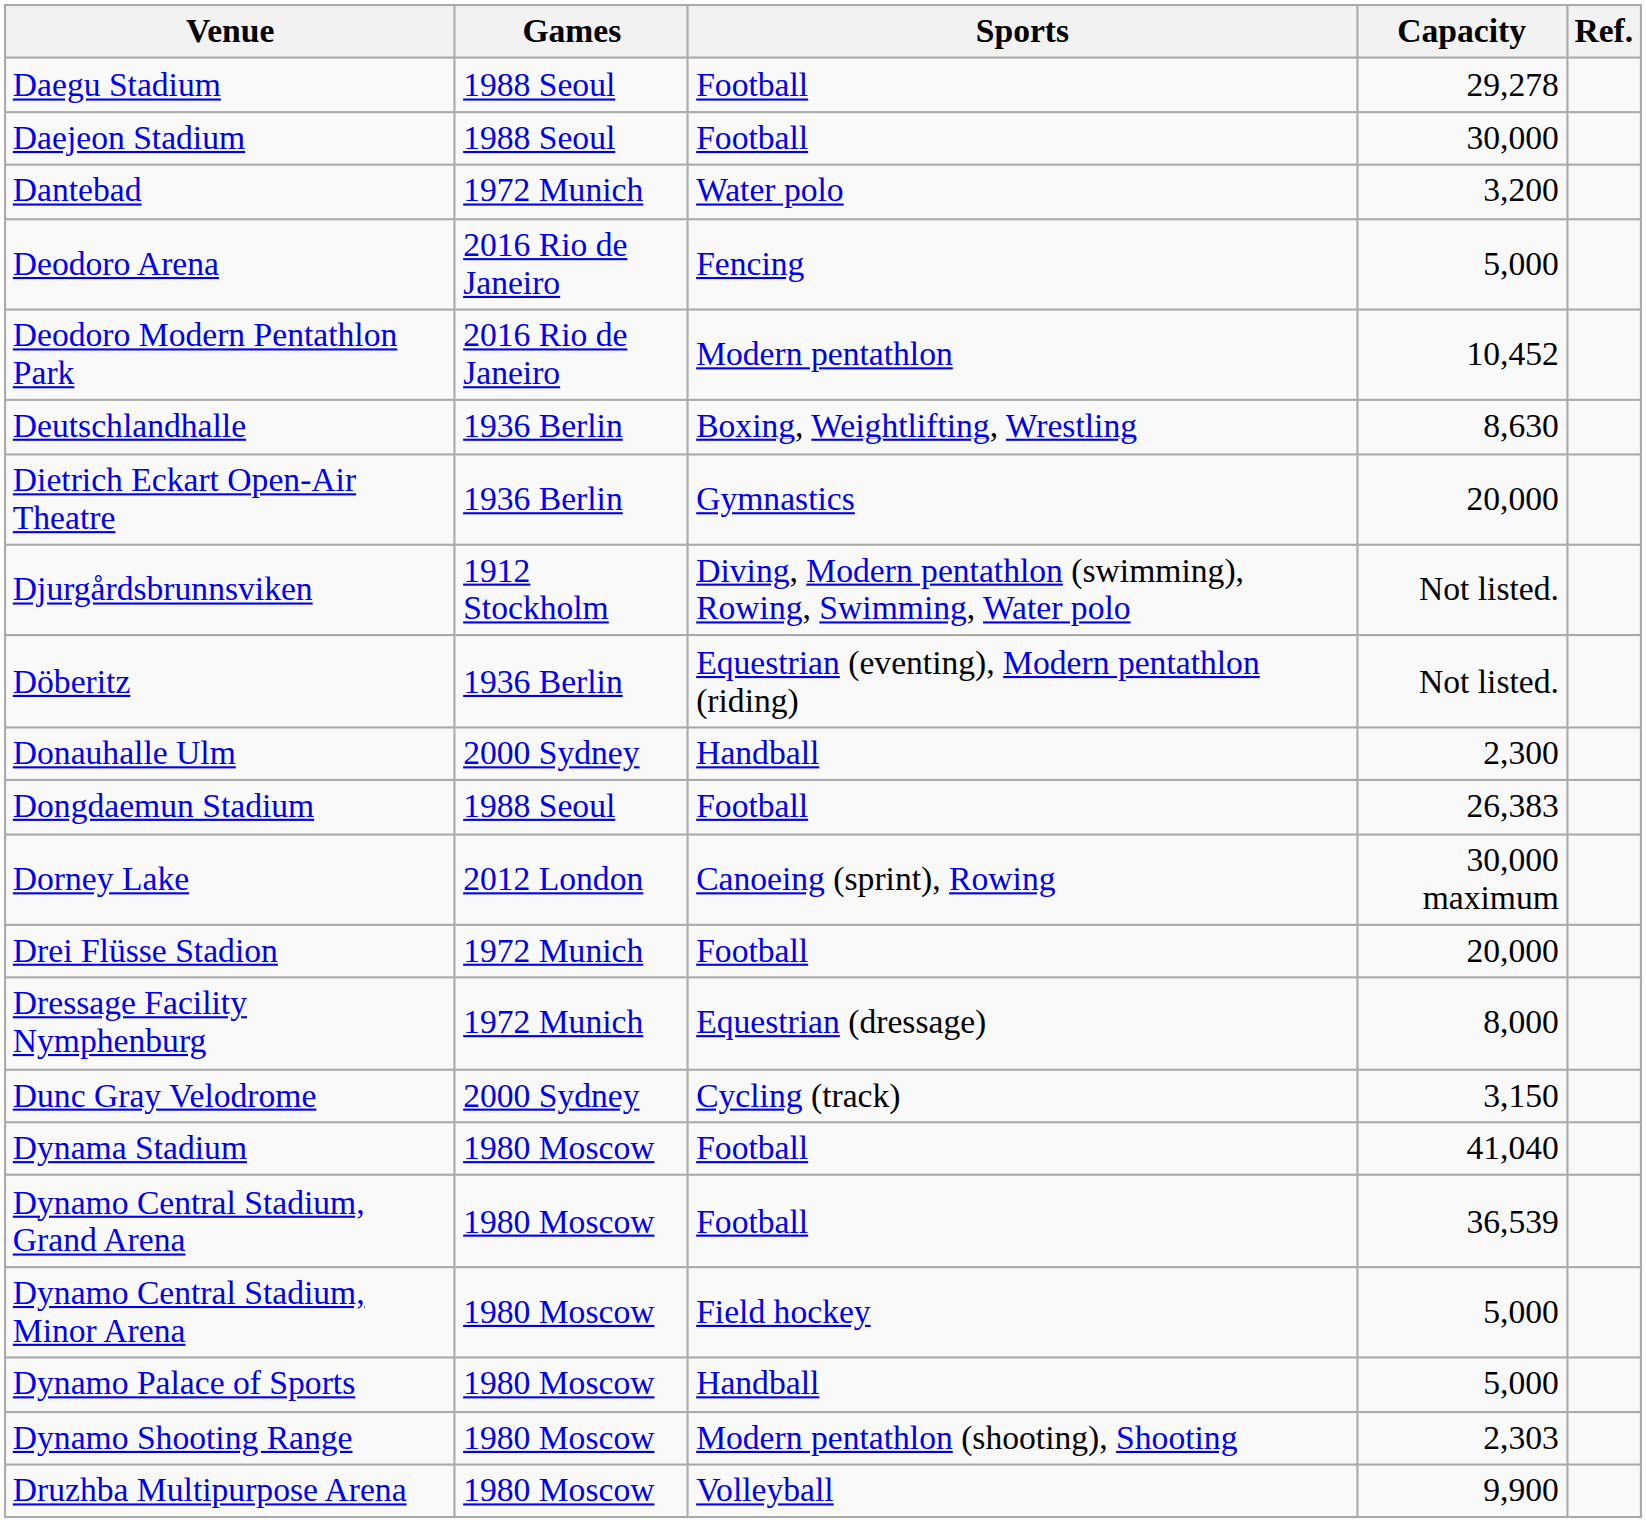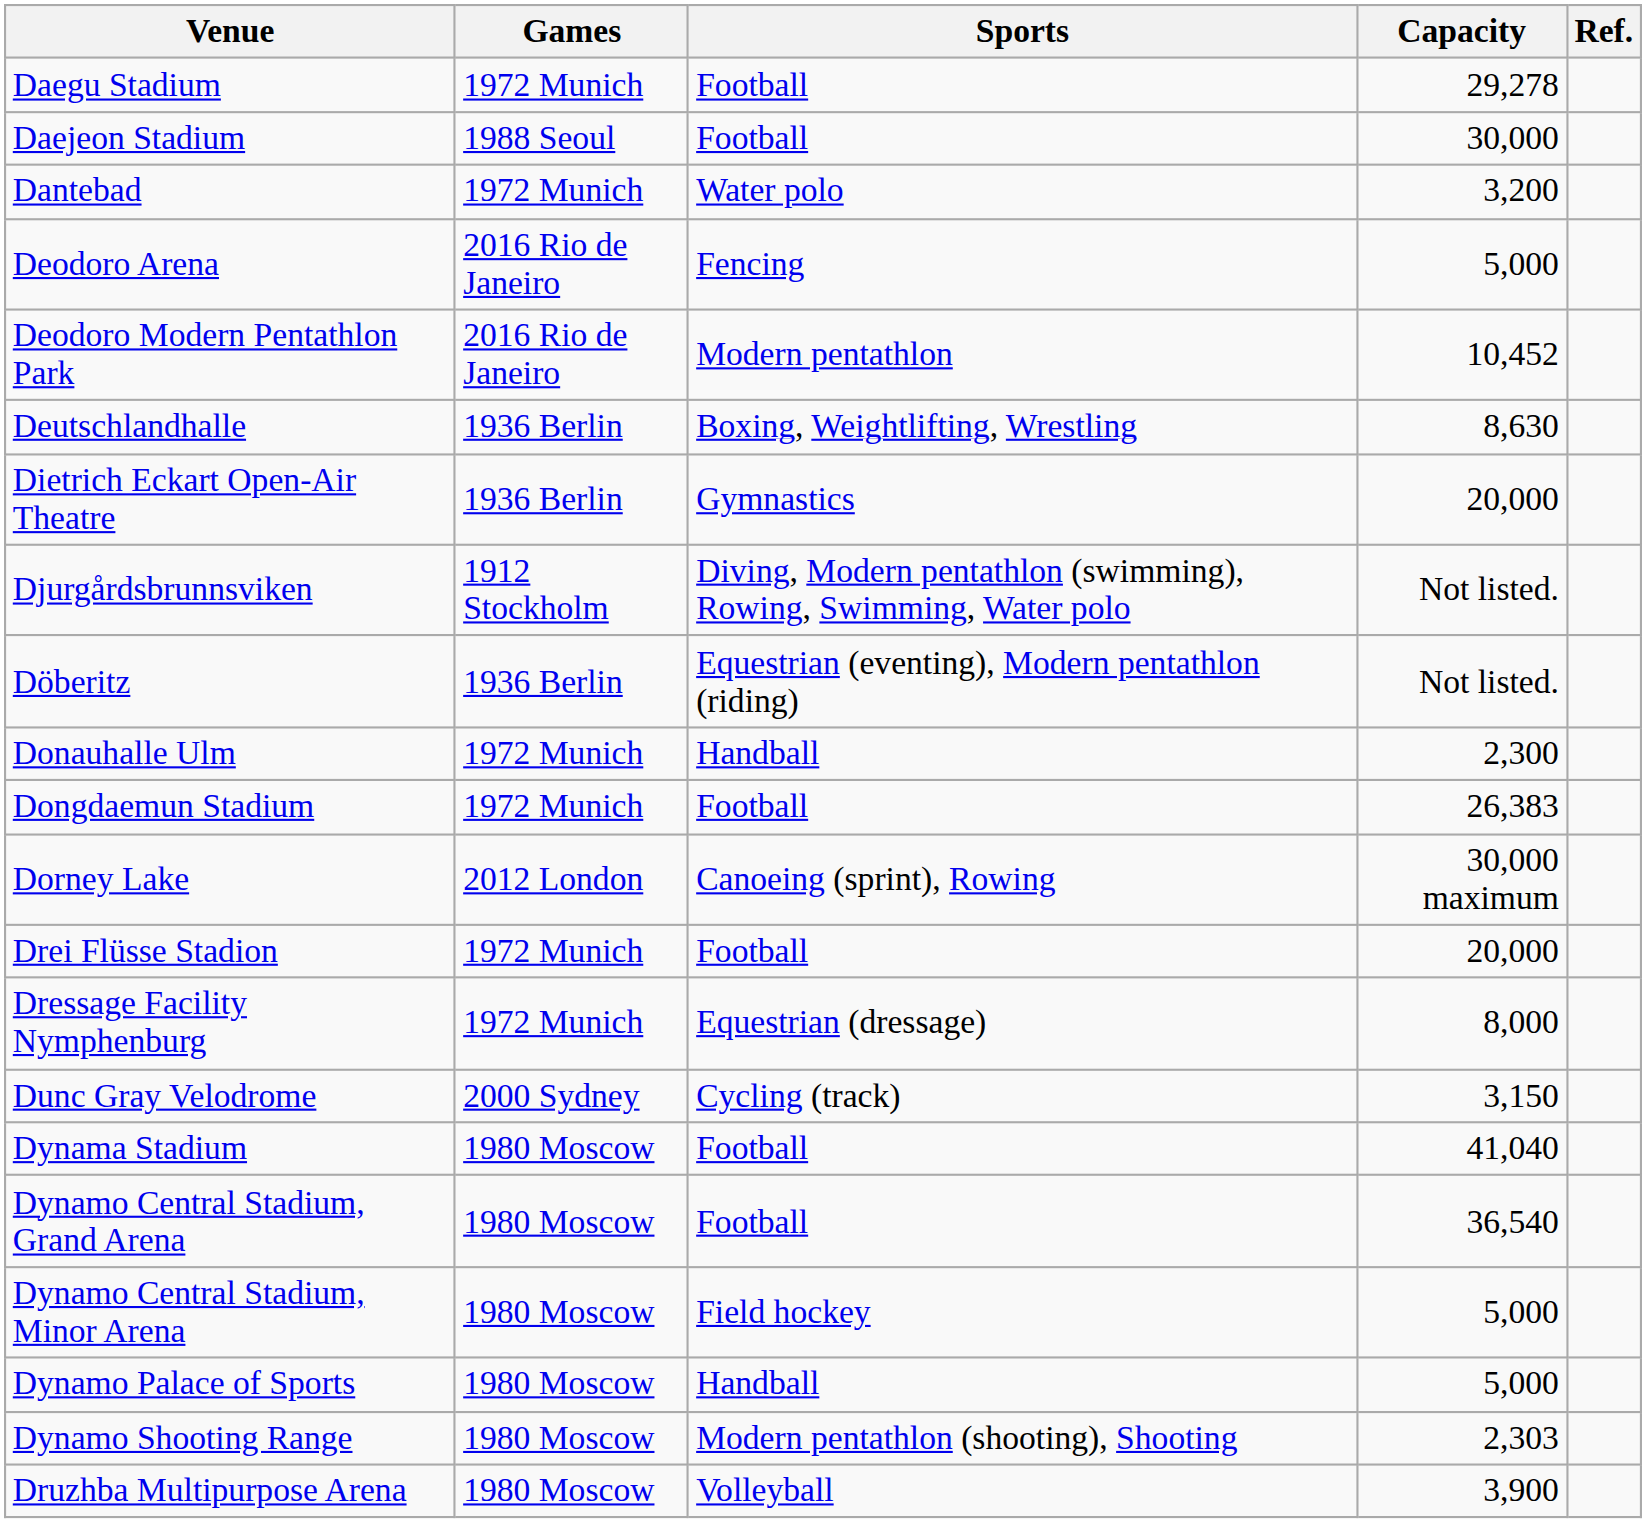(539, 84) 1988 Seoul -> (553, 84) 1972 Munich
(551, 753) 2000 Sydney -> (553, 753) 1972 Munich
(539, 806) 1988 Seoul -> (553, 806) 1972 Munich
(1513, 1220) 36,539 -> (1513, 1220) 36,540
(1521, 1490) 9,900 -> (1521, 1490) 3,900
